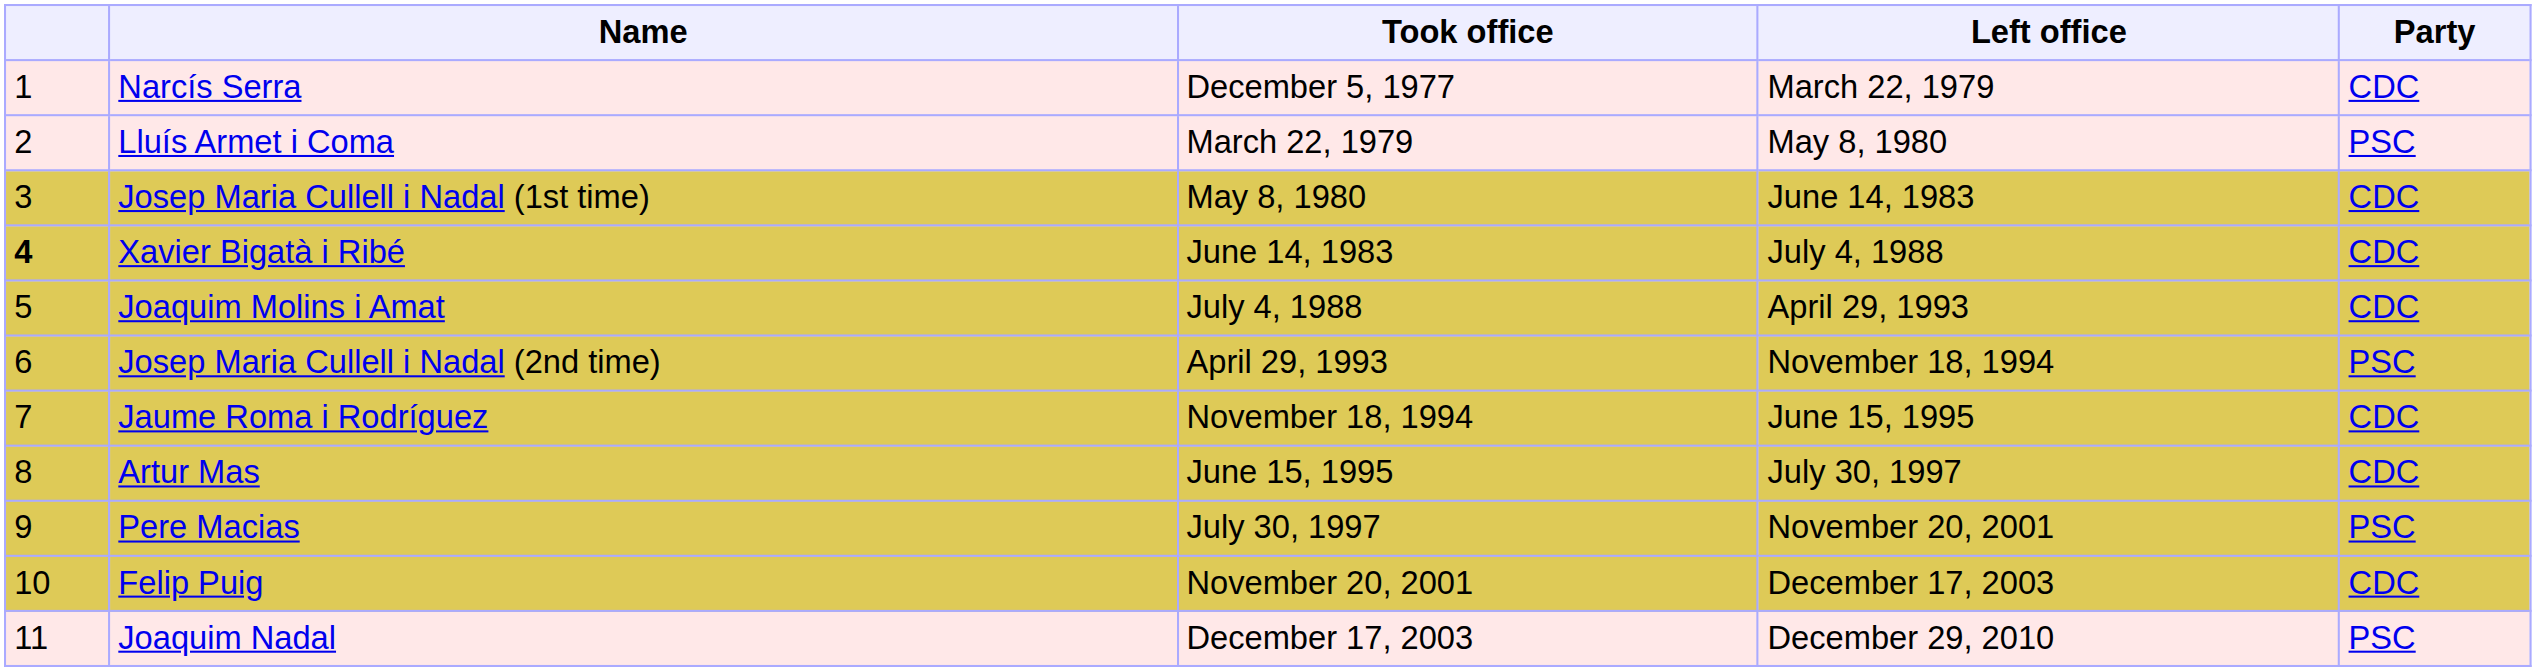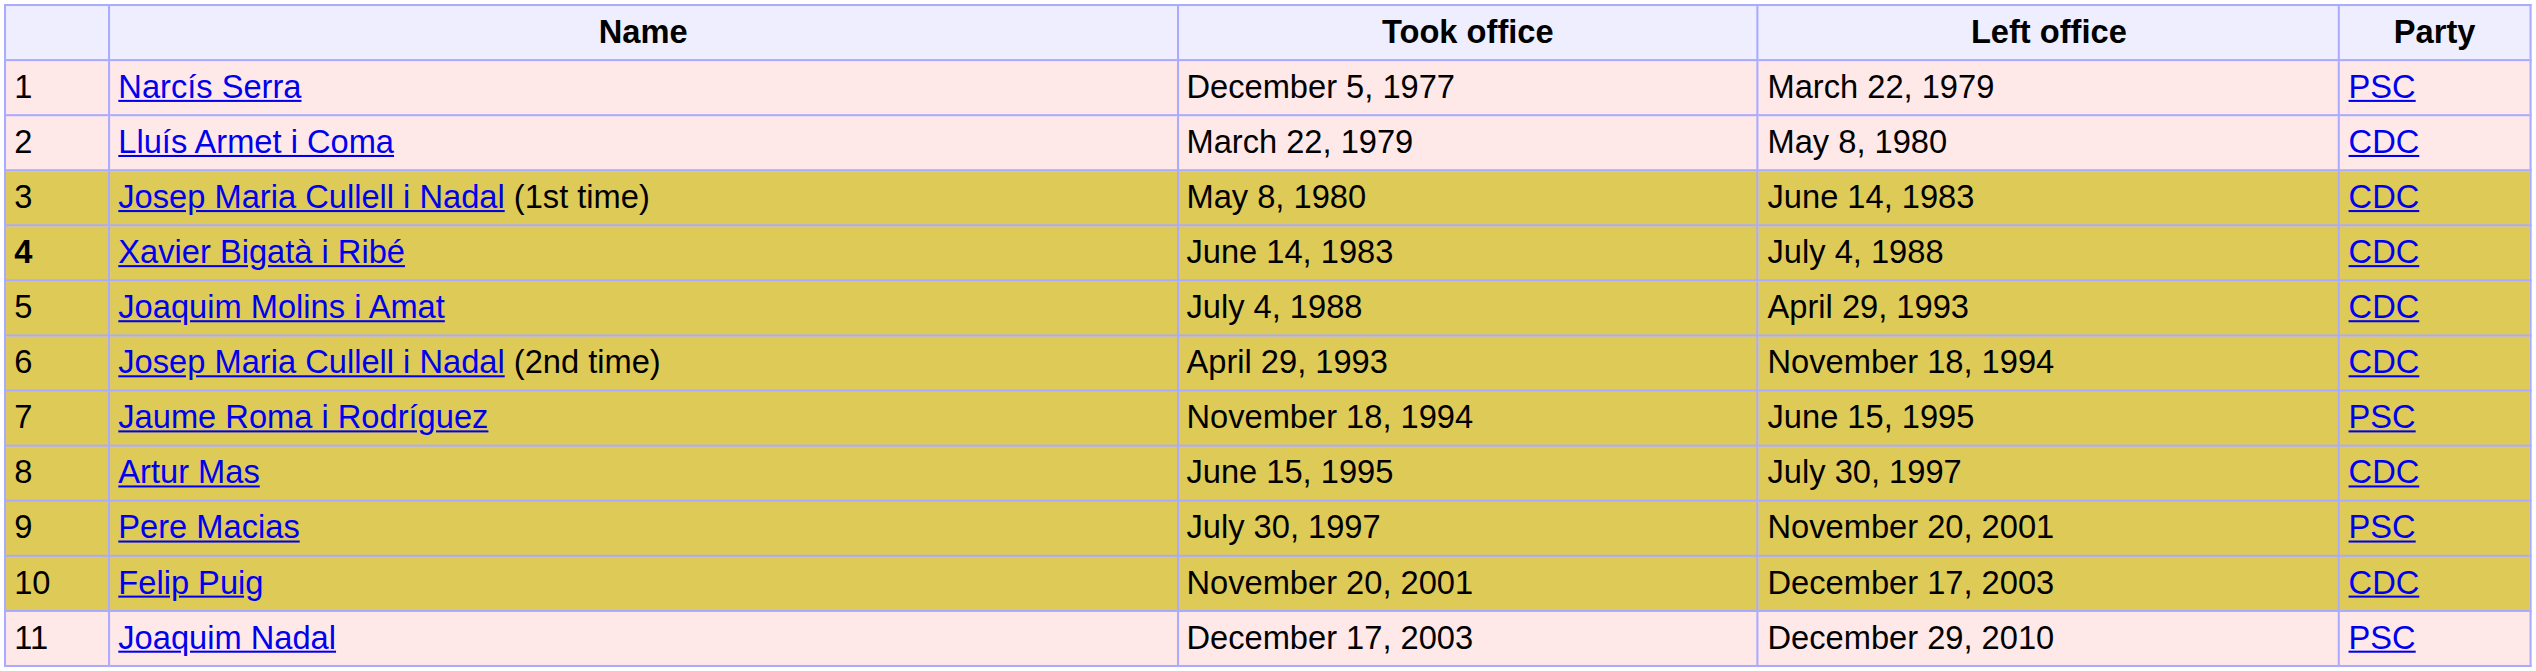(2384, 87) CDC -> (2382, 87) PSC
(2382, 142) PSC -> (2384, 142) CDC
(2382, 362) PSC -> (2384, 362) CDC
(2384, 417) CDC -> (2382, 417) PSC
